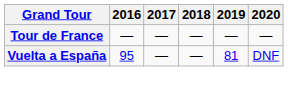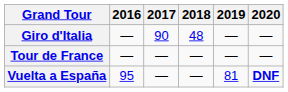+ row: (57, 35)
(266, 55) normal -> (266, 76) bold
